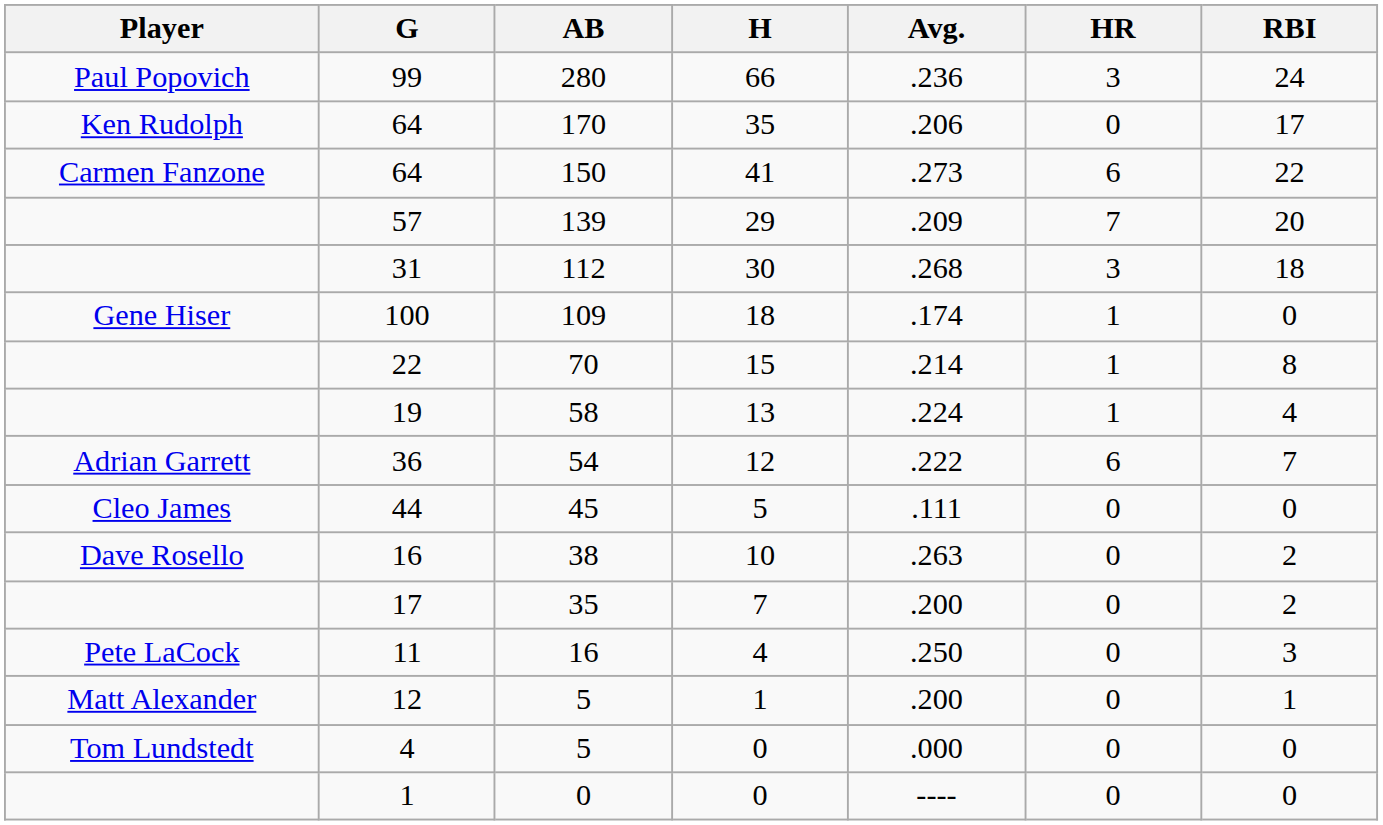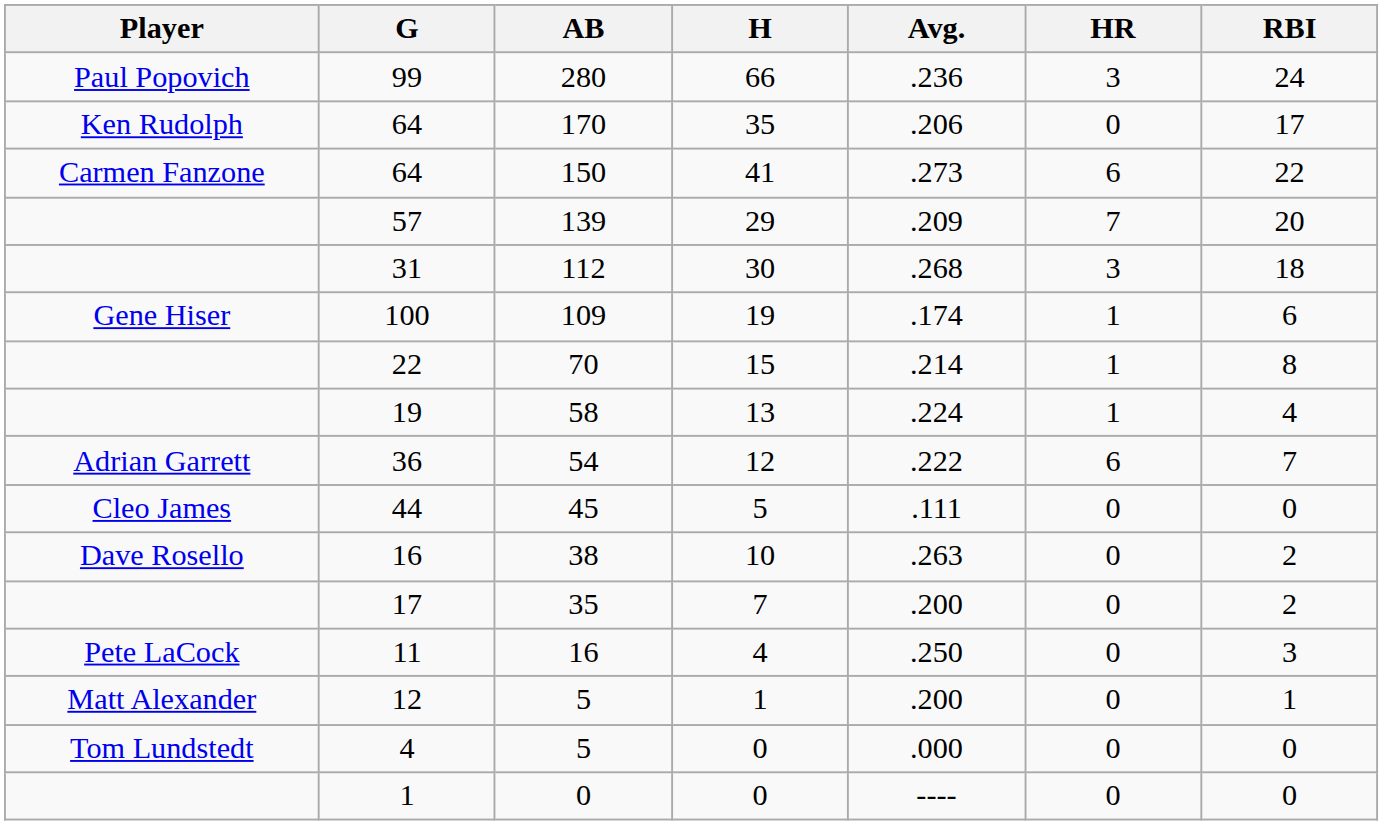(760, 316) 18 -> (760, 316) 19
(1290, 316) 0 -> (1290, 316) 6
